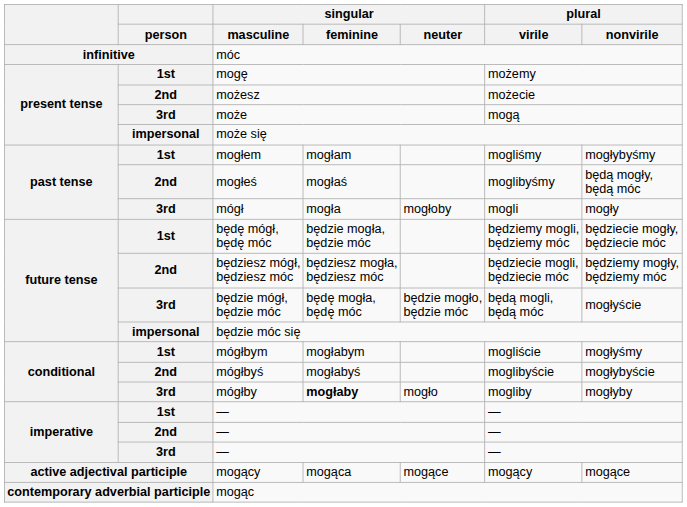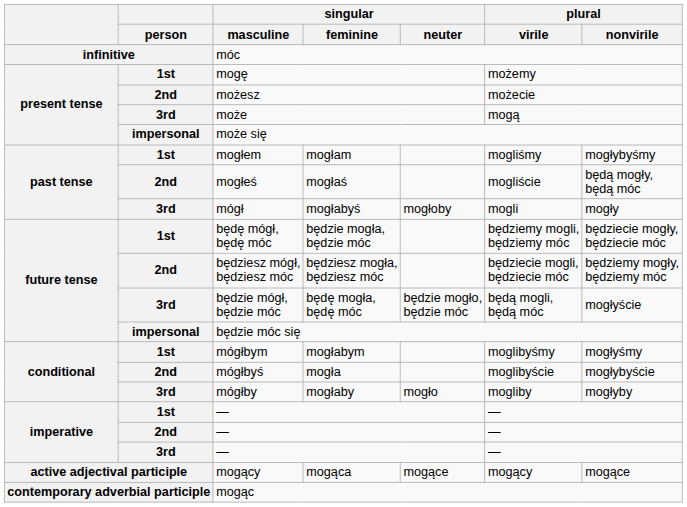(521, 182) moglibyśmy -> (514, 182) mogliście
(323, 209) mogła -> (333, 209) mogłabyś
(514, 352) mogliście -> (521, 352) moglibyśmy
(333, 372) mogłabyś -> (323, 372) mogła
(332, 392) bold -> (330, 392) normal
